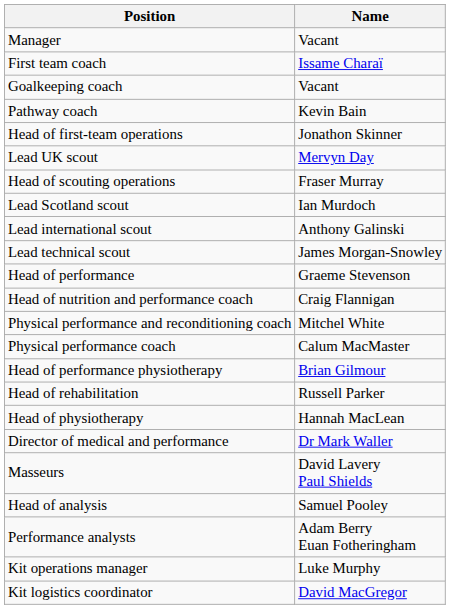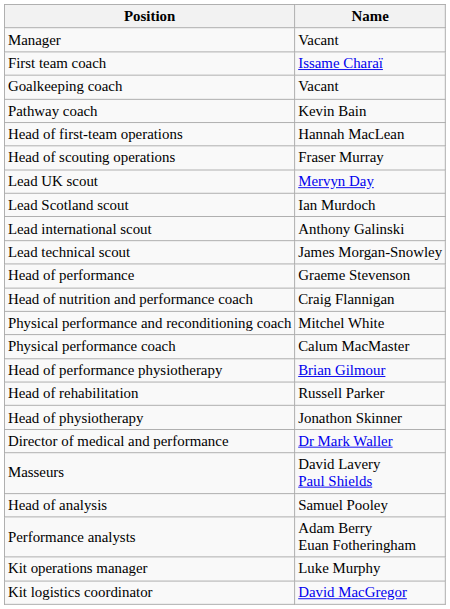(350, 134) Jonathon Skinner -> (351, 134) Hannah MacLean
rows swapped: (92, 181) <-> (53, 157)
(351, 417) Hannah MacLean -> (350, 417) Jonathon Skinner
